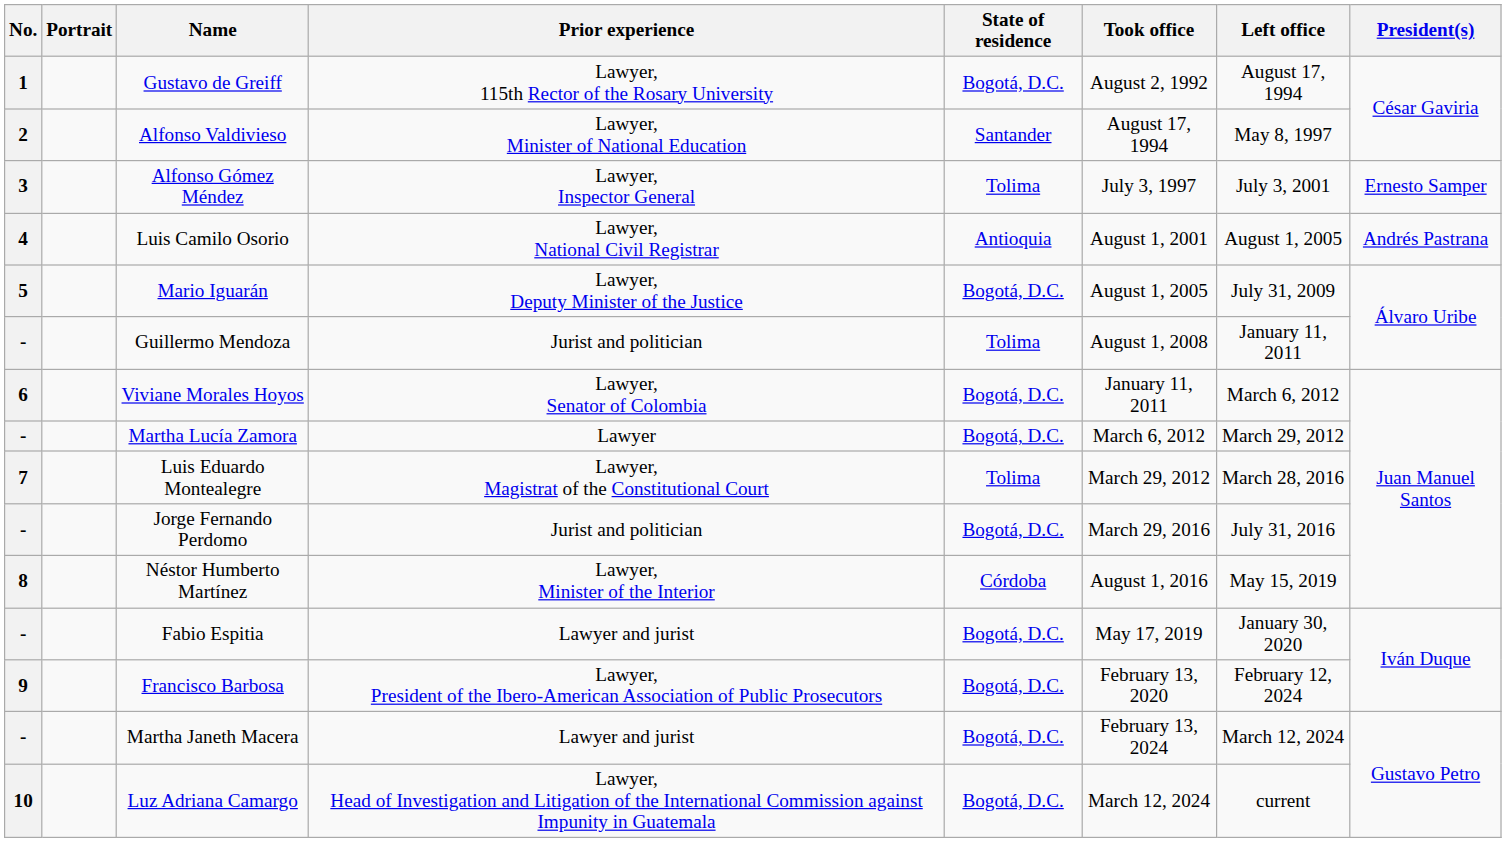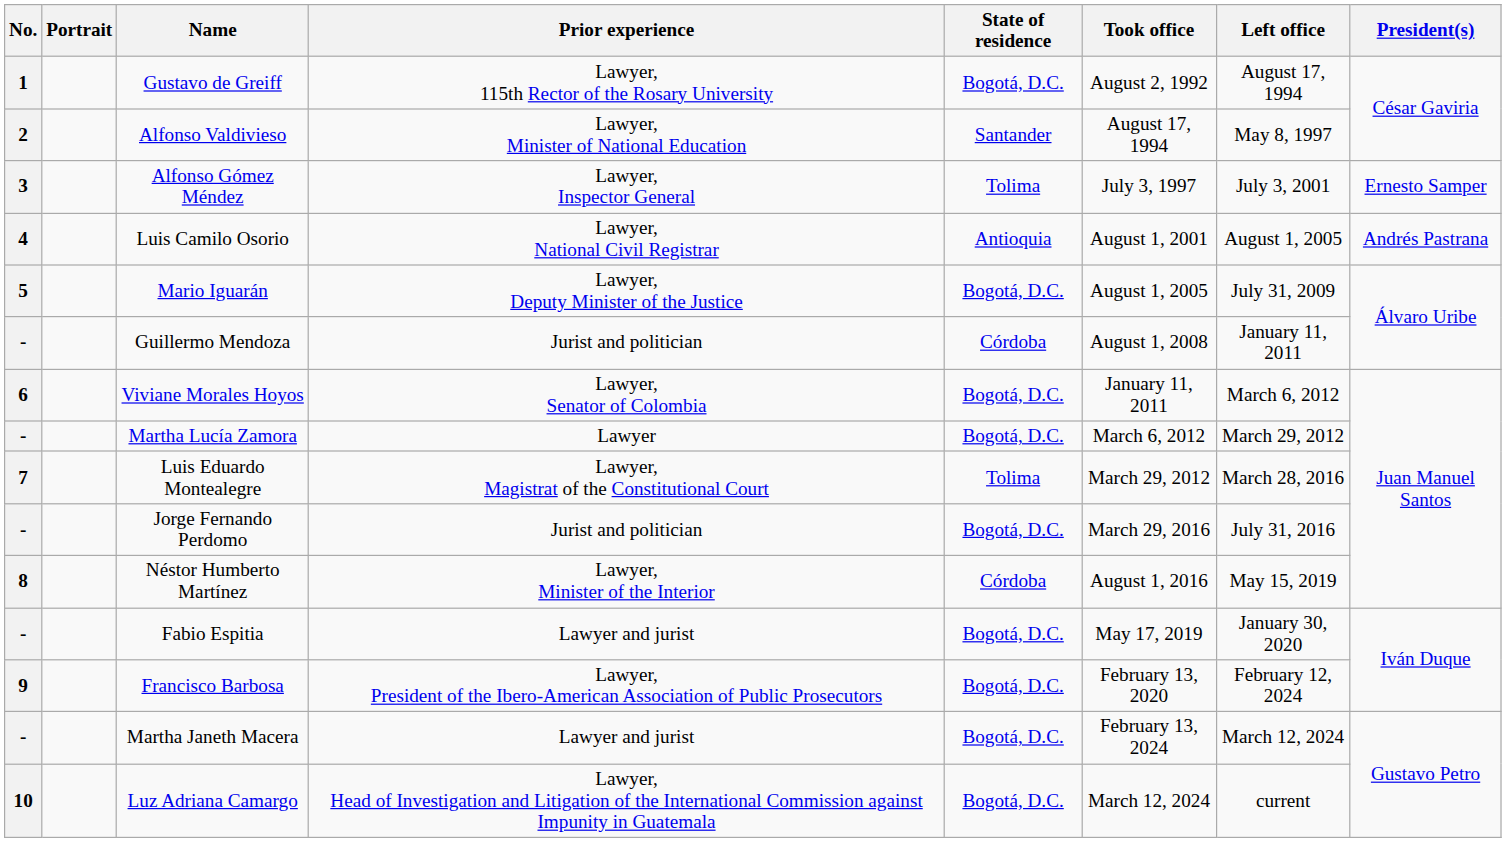(1013, 342) Tolima -> (1013, 342) Córdoba
